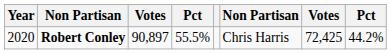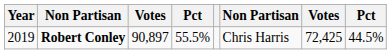(21, 38) 2020 -> (21, 38) 2019
(366, 38) 44.2% -> (366, 38) 44.5%
